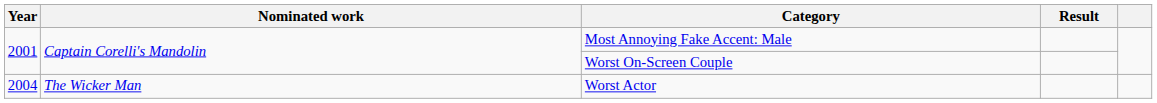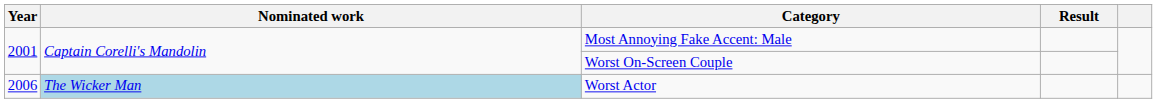(23, 86) 2004 -> (23, 86) 2006
(93, 86) no background -> (93, 86) lightblue background
